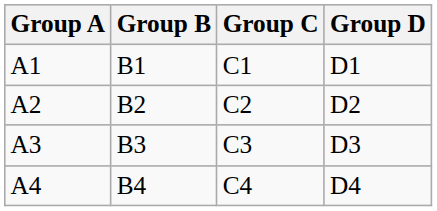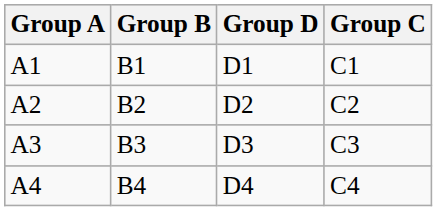columns swapped: (271, 24) <-> (378, 24)
